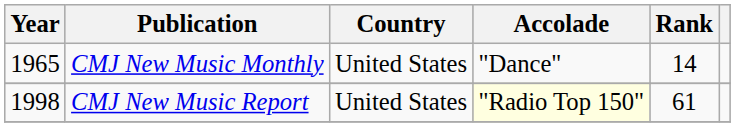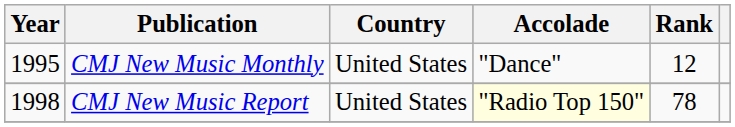(35, 63) 1965 -> (35, 63) 1995
(684, 63) 14 -> (684, 63) 12
(684, 102) 61 -> (684, 102) 78
